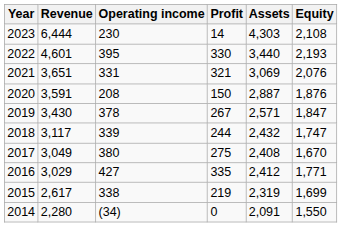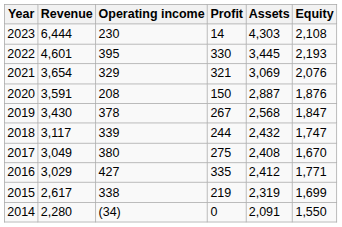(264, 53) 3,440 -> (264, 53) 3,445
(56, 73) 3,651 -> (56, 73) 3,654
(109, 73) 331 -> (109, 73) 329
(264, 113) 2,571 -> (264, 113) 2,568
